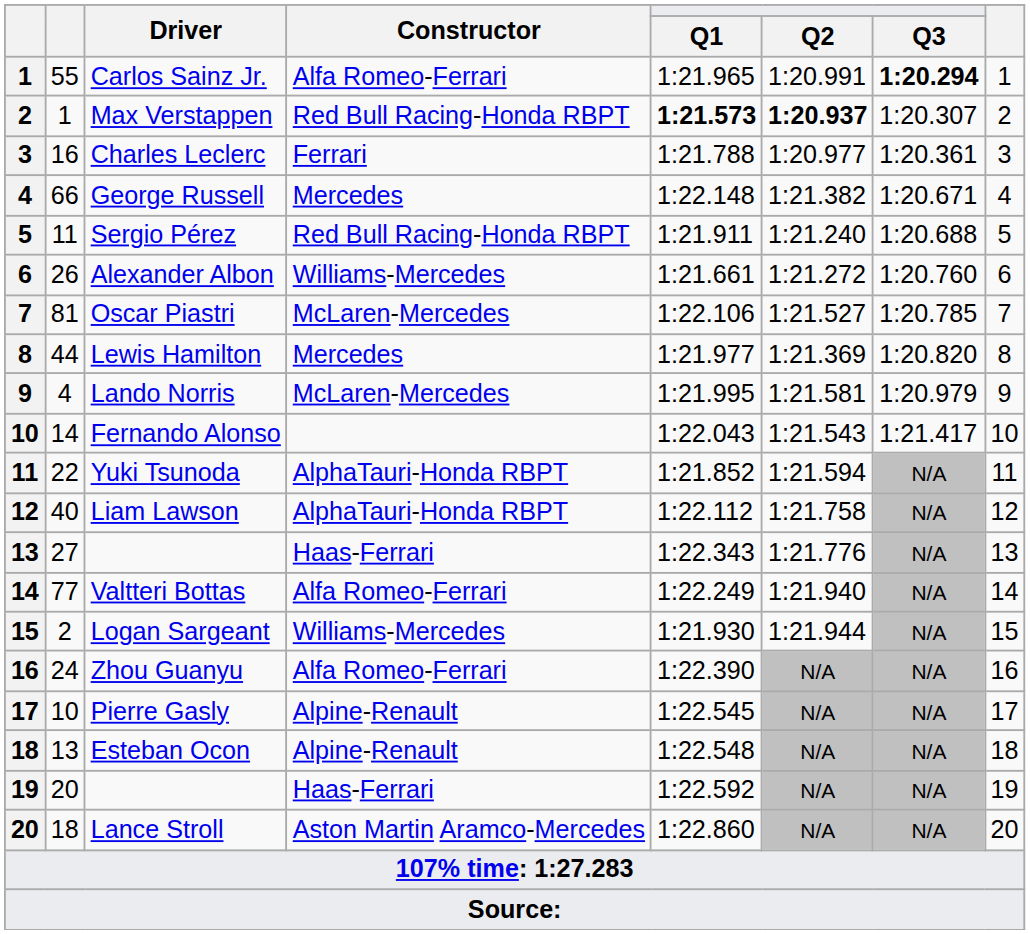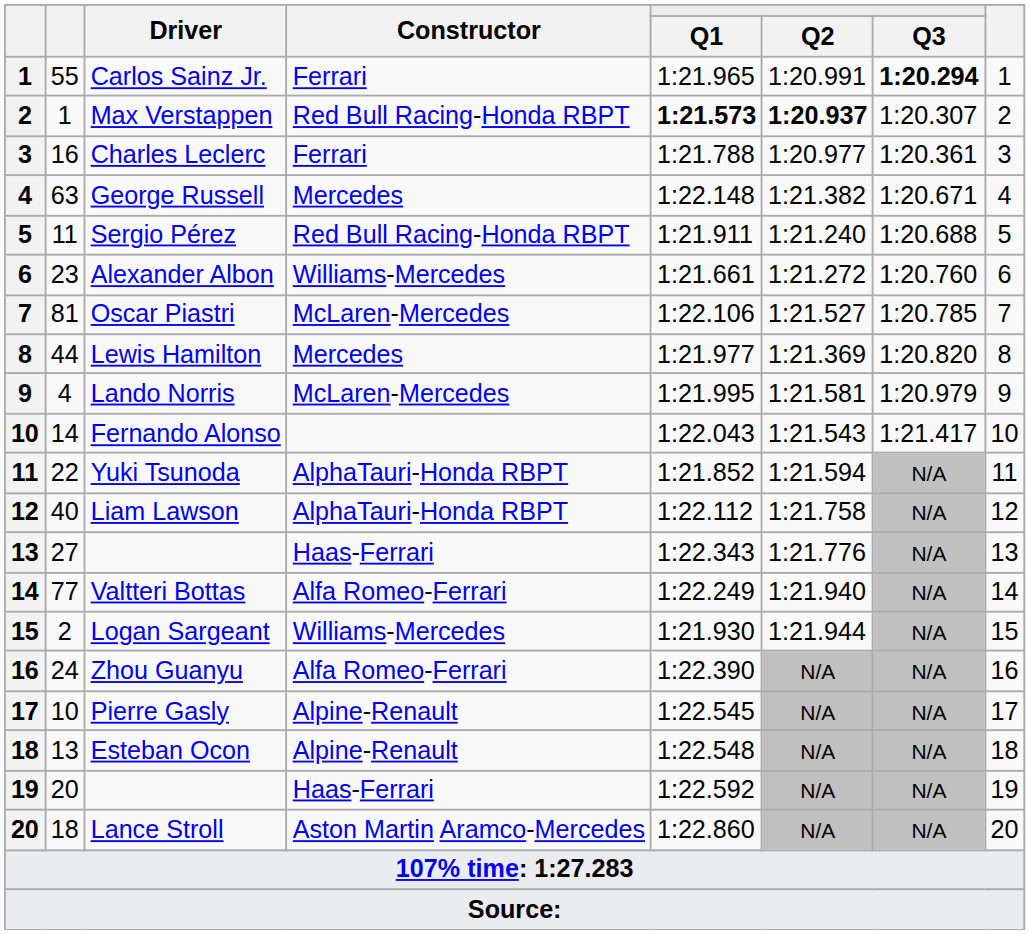(400, 76) Alfa Romeo-Ferrari -> (330, 76) Ferrari
(65, 195) 66 -> (65, 195) 63
(65, 274) 26 -> (65, 274) 23
